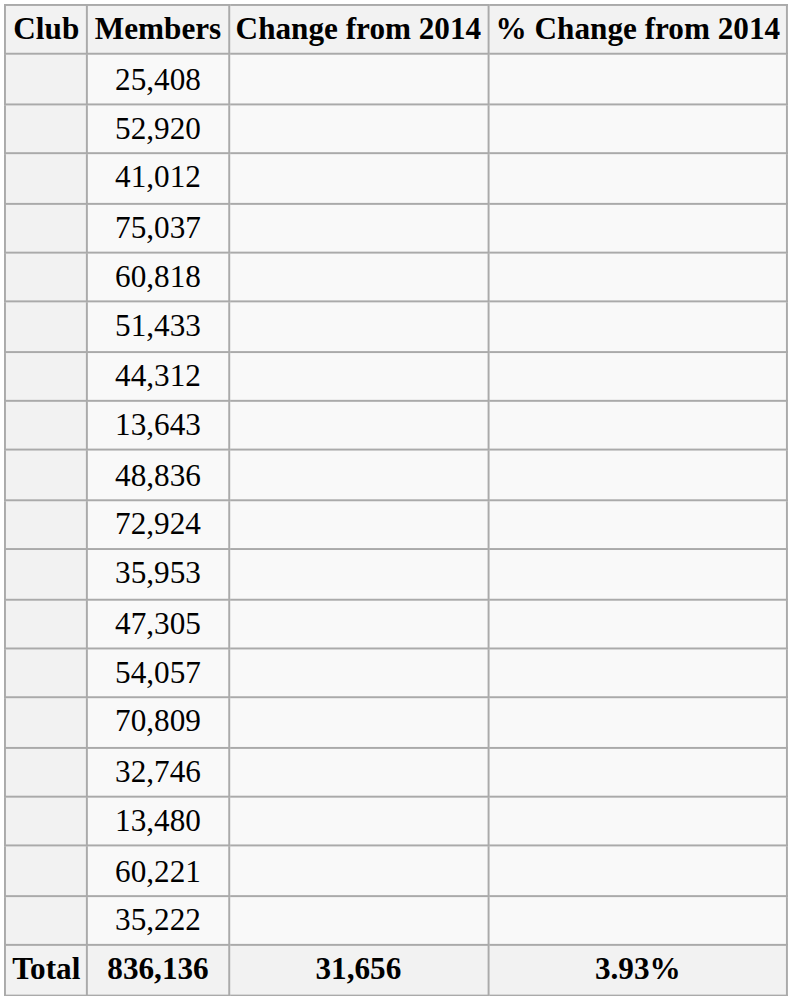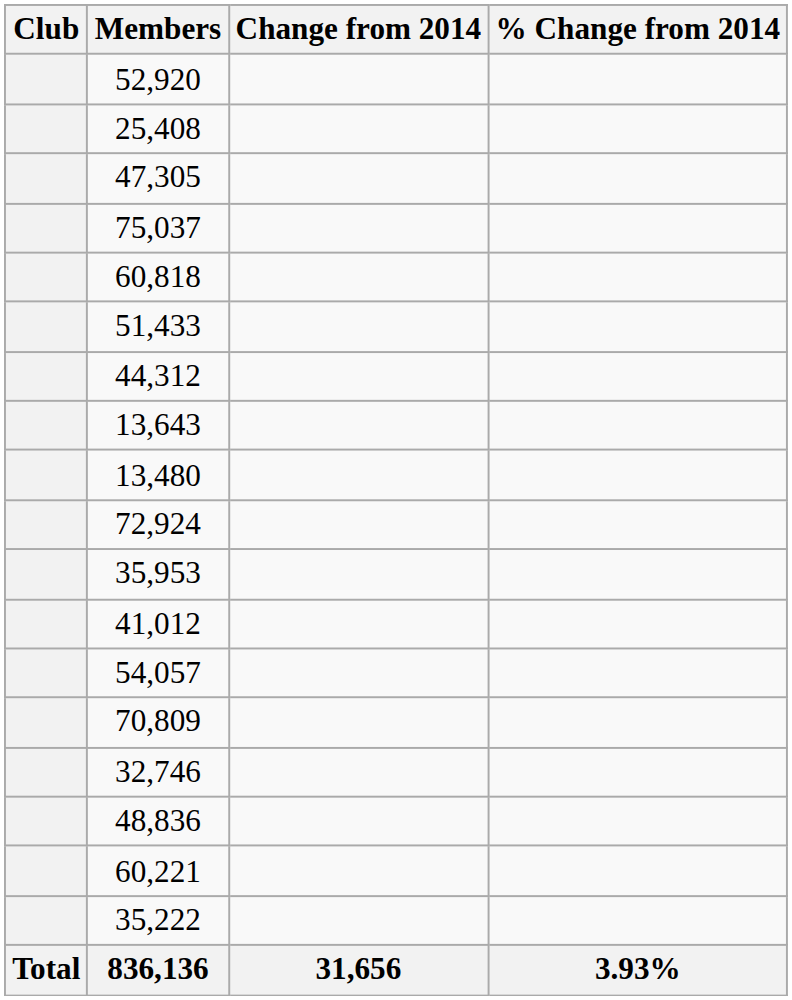rows swapped: (158, 128) <-> (158, 78)
rows swapped: (158, 623) <-> (158, 177)
rows swapped: (158, 820) <-> (158, 474)
